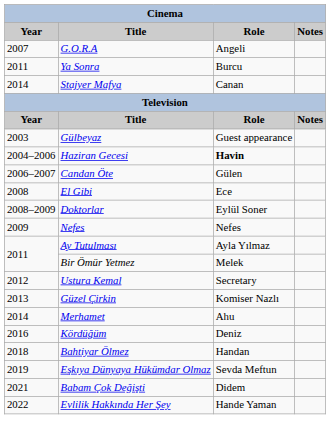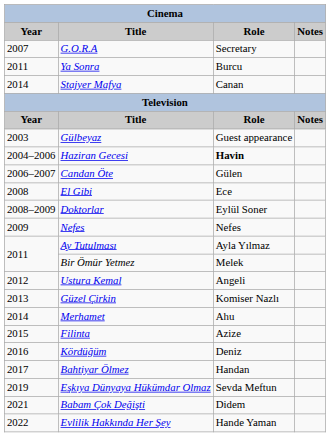(230, 49) Angeli -> (236, 49) Secretary
(236, 280) Secretary -> (230, 280) Angeli
+ row: (75, 334)
(18, 352) 2018 -> (18, 370) 2017
